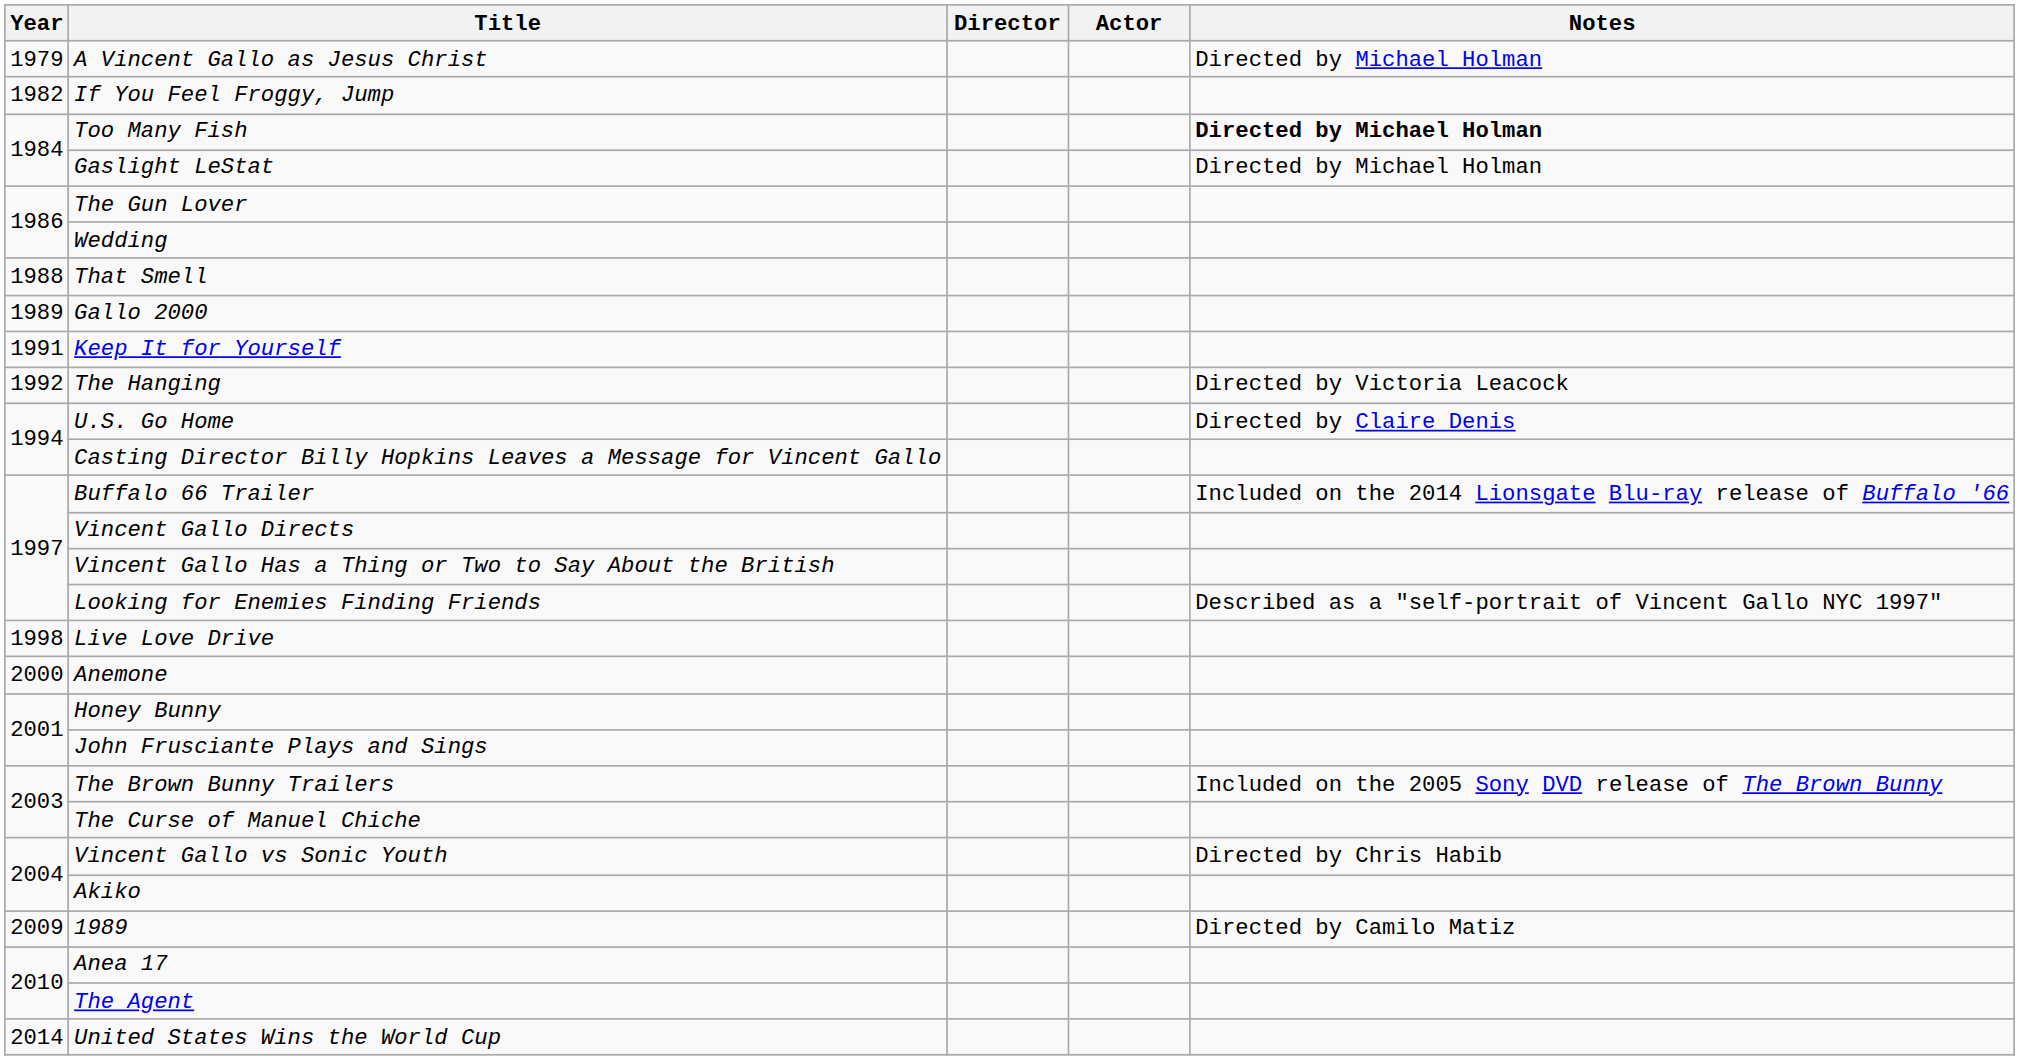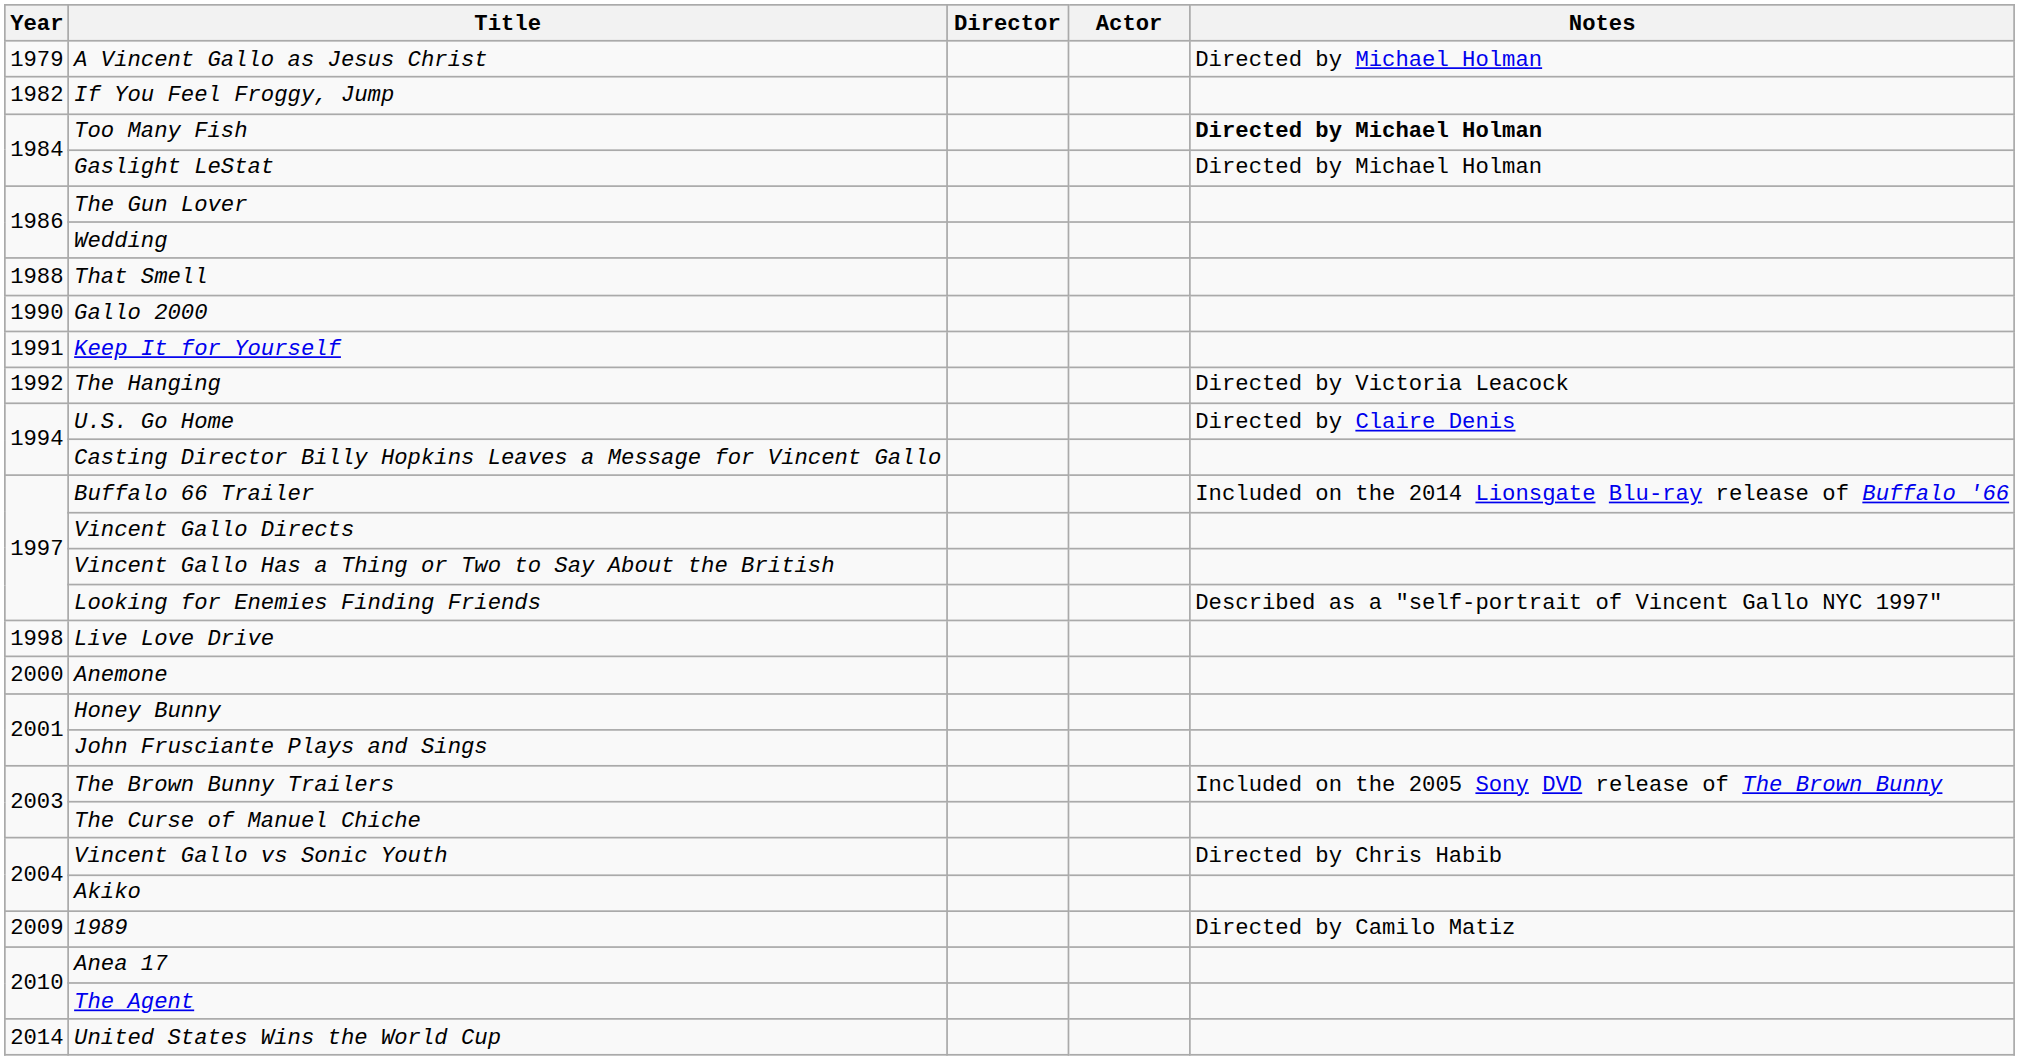(37, 313) 1989 -> (37, 313) 1990
